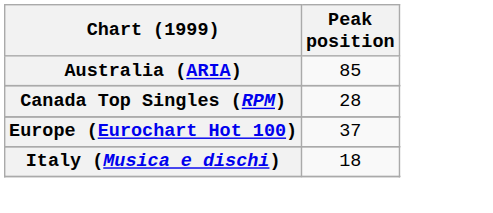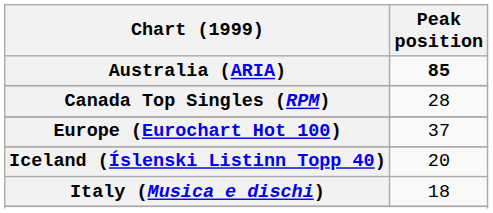(350, 71) normal -> (439, 71) bold
+ row: (197, 161)
